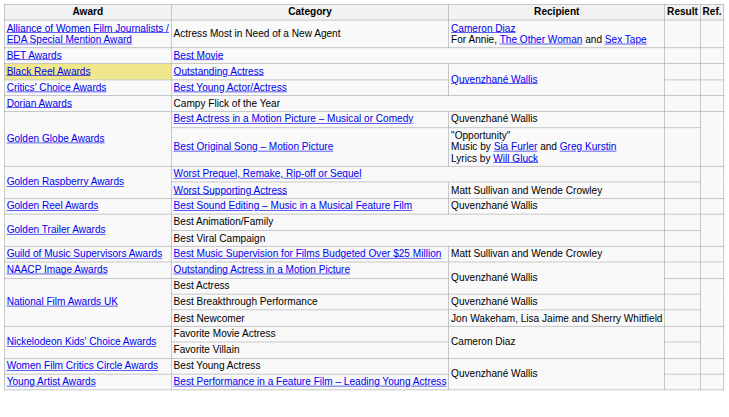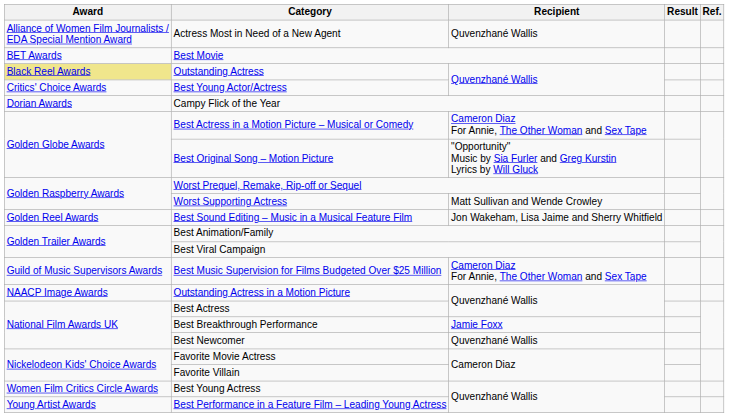(549, 34) Cameron Diaz For Annie, The Other Woman and Sex Tape -> (494, 34) Quvenzhané Wallis
(494, 119) Quvenzhané Wallis -> (549, 125) Cameron Diaz For Annie, The Other Woman and Sex Tape
(494, 206) Quvenzhané Wallis -> (557, 217) Jon Wakeham, Lisa Jaime and Sherry Whitfield
(527, 254) Matt Sullivan and Wende Crowley -> (549, 271) Cameron Diaz For Annie, The Other Woman and Sex Tape
(494, 302) Quvenzhané Wallis -> (477, 324) Jamie Foxx
(557, 318) Jon Wakeham, Lisa Jaime and Sherry Whitfield -> (494, 340) Quvenzhané Wallis
